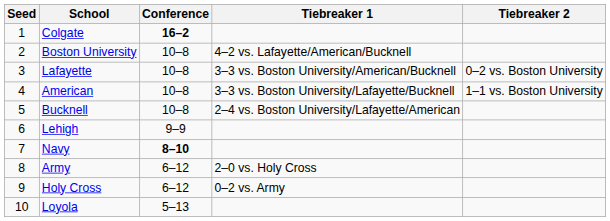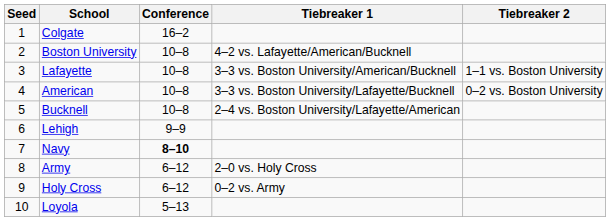(176, 33) bold -> (176, 33) normal
(534, 71) 0–2 vs. Boston University -> (534, 71) 1–1 vs. Boston University
(534, 91) 1–1 vs. Boston University -> (534, 91) 0–2 vs. Boston University
